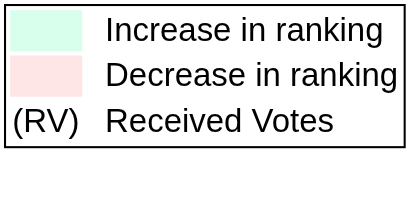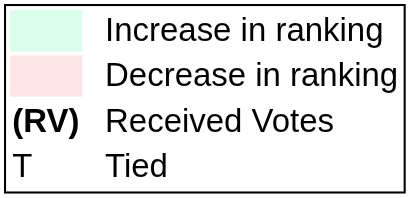(46, 120) normal -> (46, 120) bold
+ row: (136, 166)
